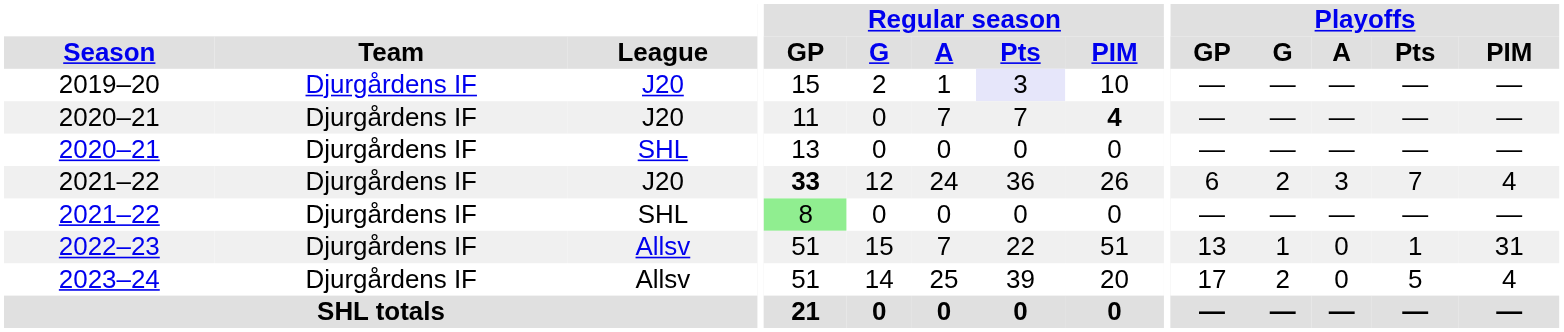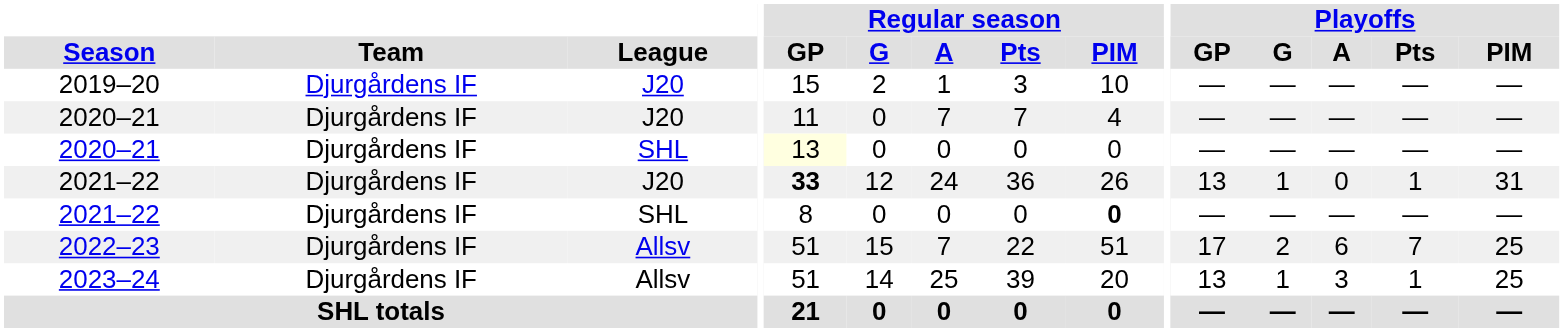(1021, 84) lavender background -> (1021, 84) no background
(1114, 117) bold -> (1114, 117) normal
(806, 149) no background -> (806, 149) lightyellow background
(1212, 181) 6 -> (1212, 181) 13
(1283, 181) 2 -> (1283, 181) 1
(1342, 181) 3 -> (1342, 181) 0
(1415, 181) 7 -> (1415, 181) 1
(1509, 181) 4 -> (1509, 181) 31
(806, 214) lightgreen background -> (806, 214) no background
(1114, 214) normal -> (1114, 214) bold
(1212, 246) 13 -> (1212, 246) 17
(1283, 246) 1 -> (1283, 246) 2
(1342, 246) 0 -> (1342, 246) 6
(1415, 246) 1 -> (1415, 246) 7
(1509, 246) 31 -> (1509, 246) 25
(1212, 279) 17 -> (1212, 279) 13
(1283, 279) 2 -> (1283, 279) 1
(1342, 279) 0 -> (1342, 279) 3
(1415, 279) 5 -> (1415, 279) 1
(1509, 279) 4 -> (1509, 279) 25
